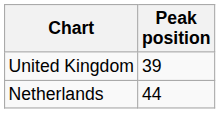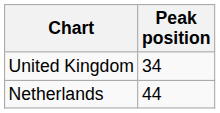(152, 66) 39 -> (152, 66) 34
